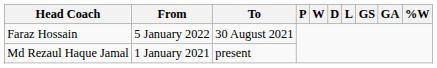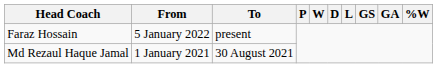(254, 33) 30 August 2021 -> (233, 33) present
(233, 53) present -> (254, 53) 30 August 2021
